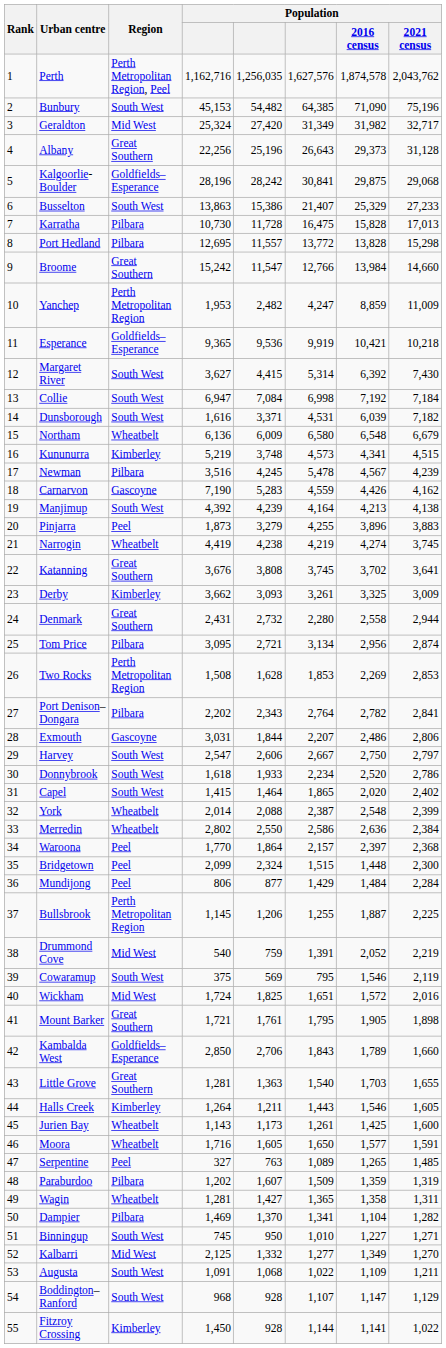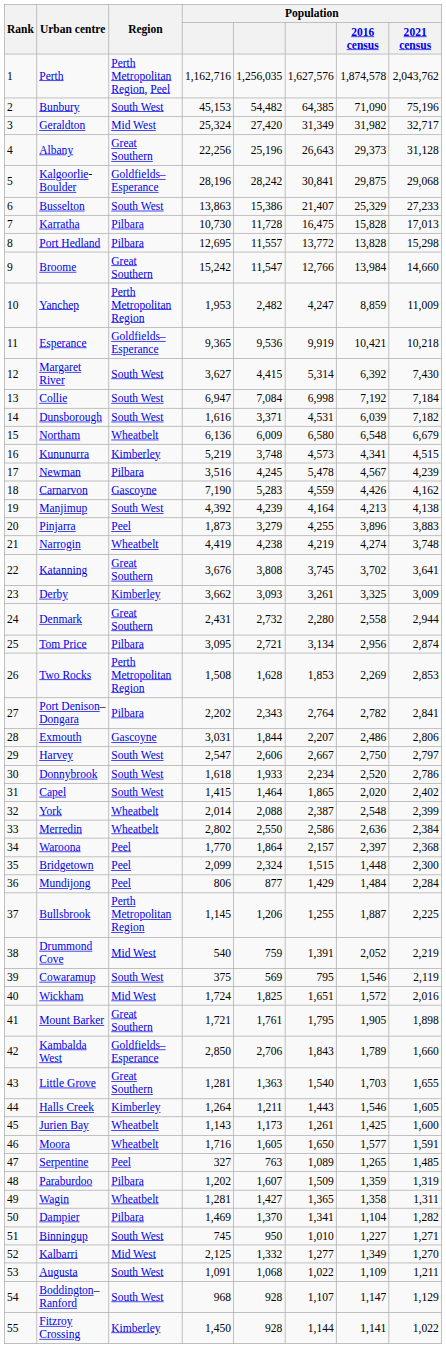(426, 545) 3,745 -> (426, 545) 3,748
